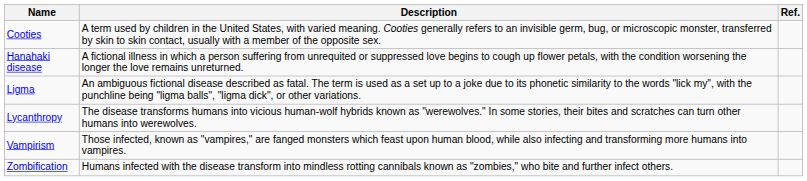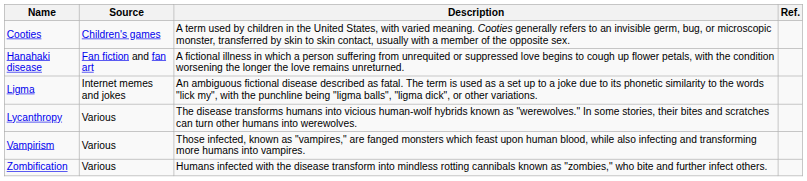+ column: (127, 12)
